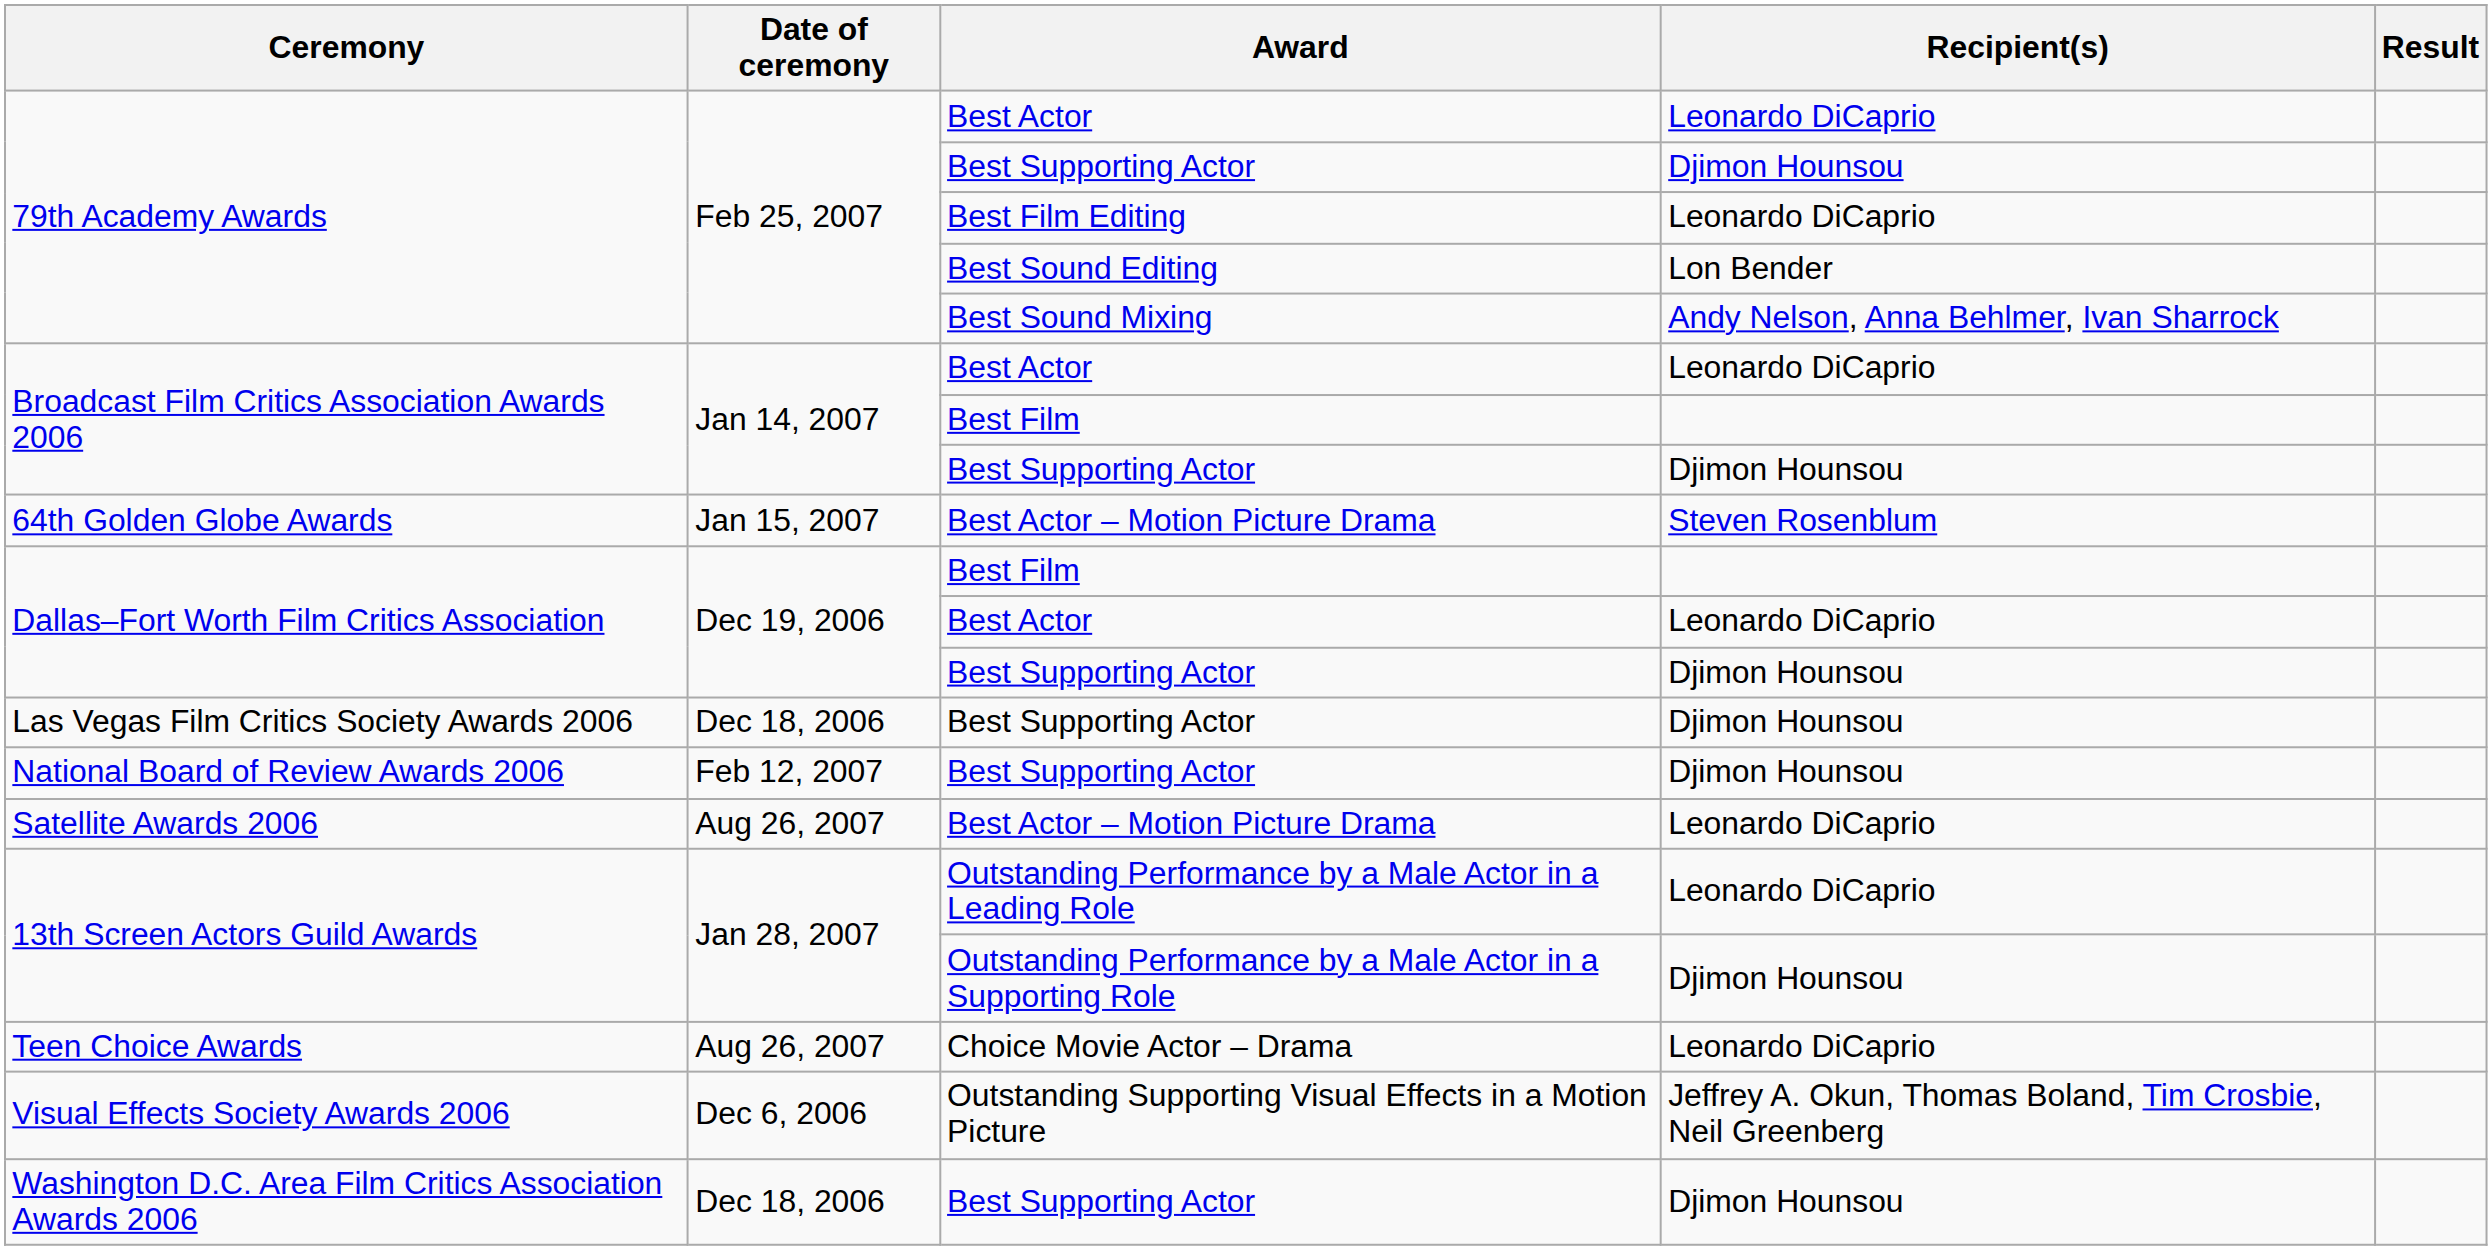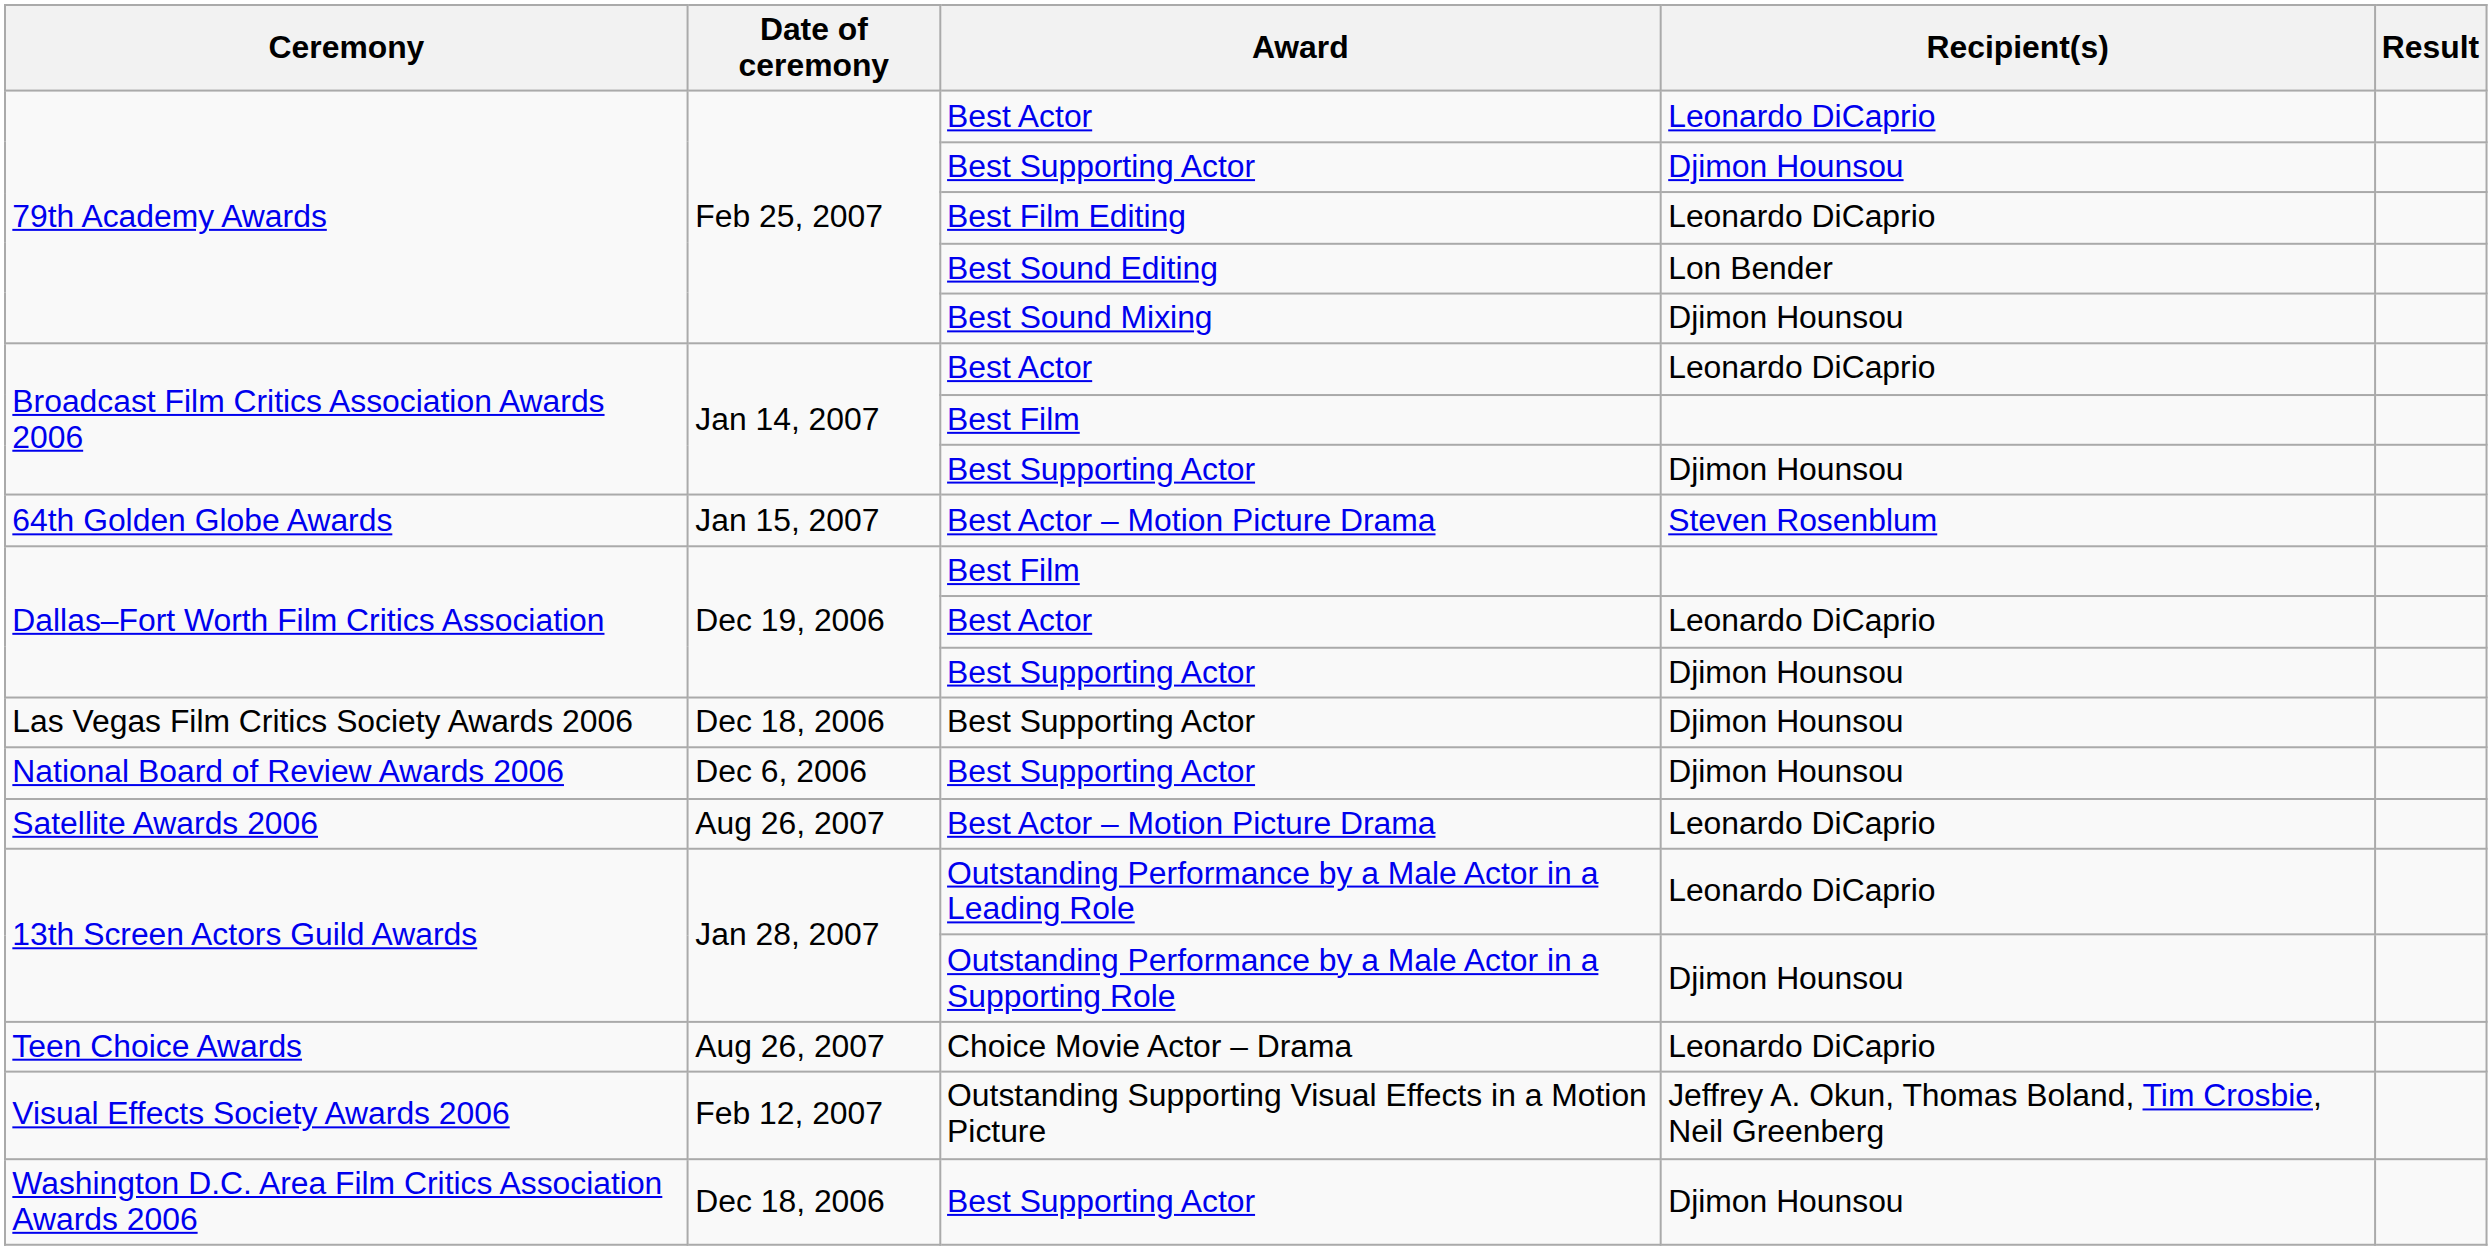(1974, 318) Andy Nelson, Anna Behlmer, Ivan Sharrock -> (1786, 318) Djimon Hounsou
(789, 772) Feb 12, 2007 -> (781, 772) Dec 6, 2006
(781, 1114) Dec 6, 2006 -> (789, 1114) Feb 12, 2007
